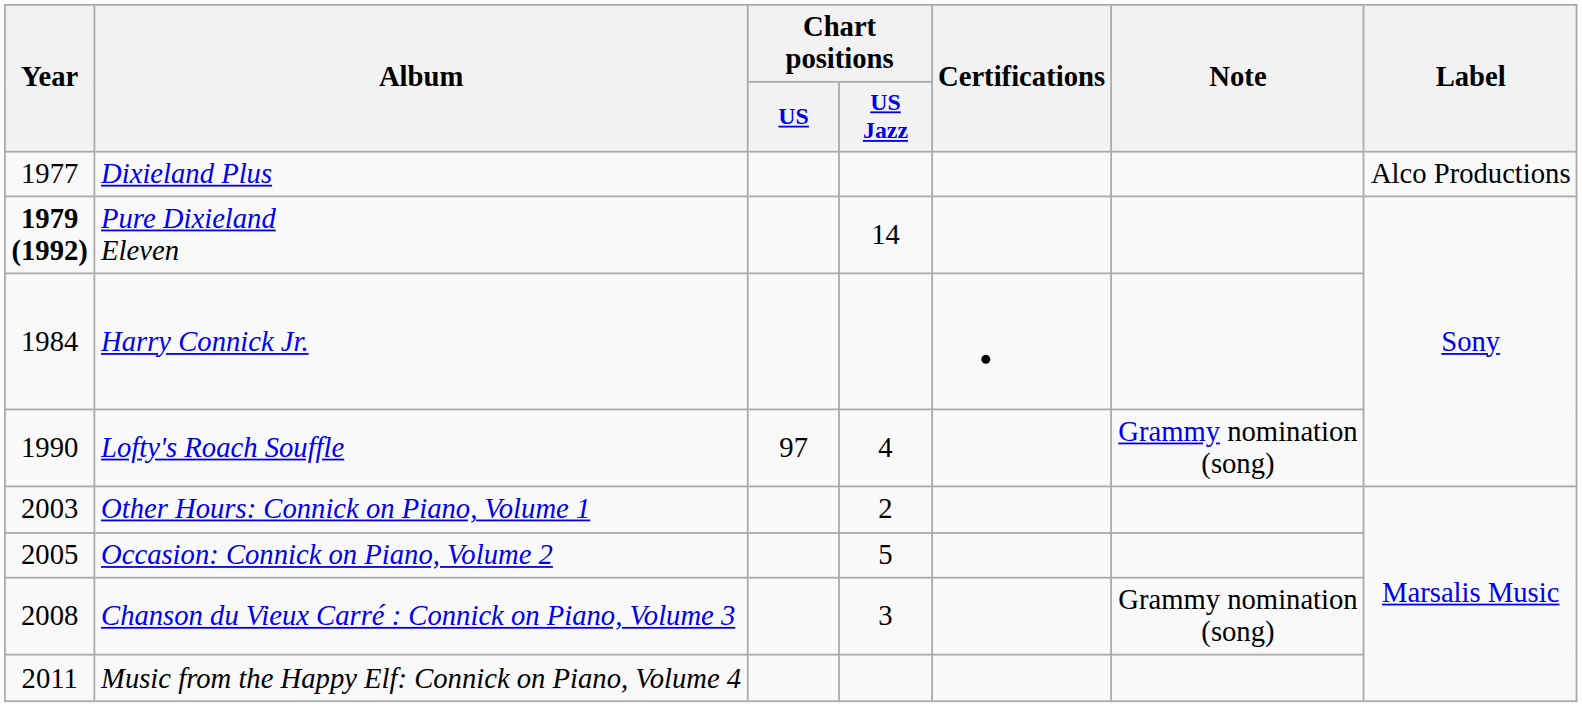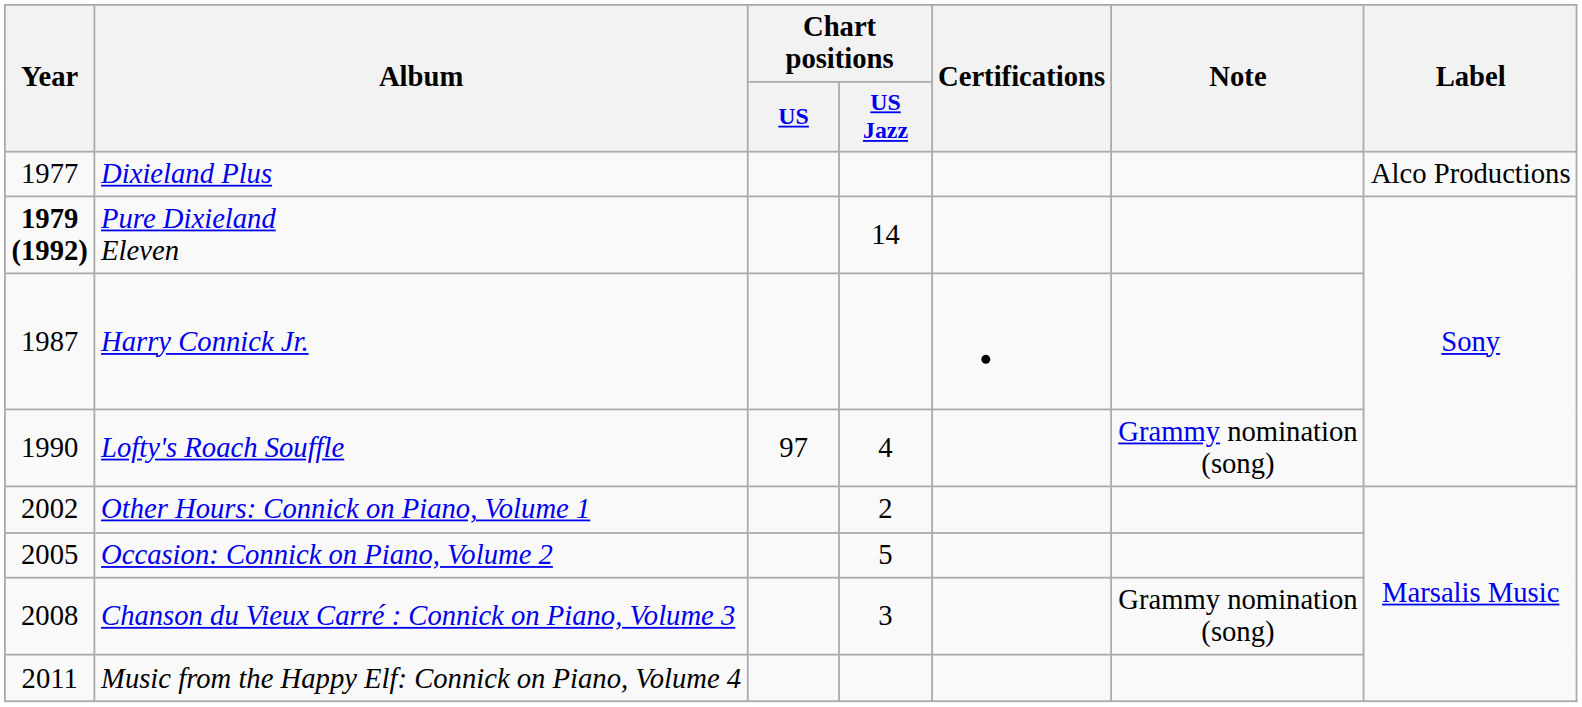(50, 341) 1984 -> (50, 341) 1987
(50, 509) 2003 -> (50, 509) 2002
